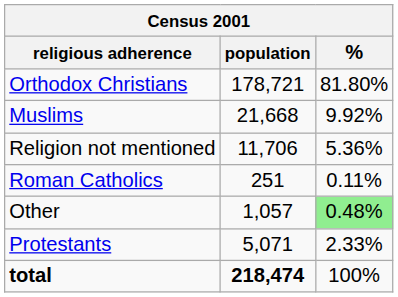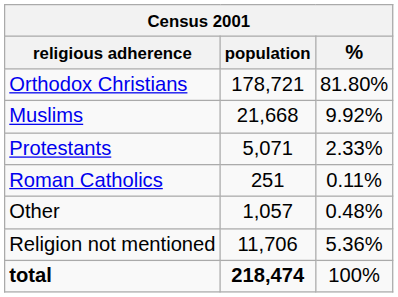rows swapped: (60, 244) <-> (112, 148)
(354, 212) lightgreen background -> (354, 212) no background
